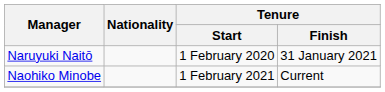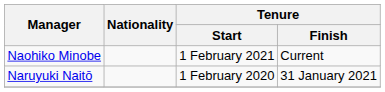rows swapped: (50, 55) <-> (54, 76)
